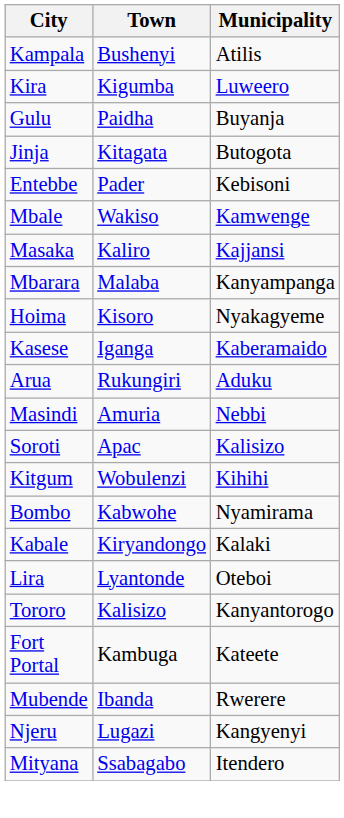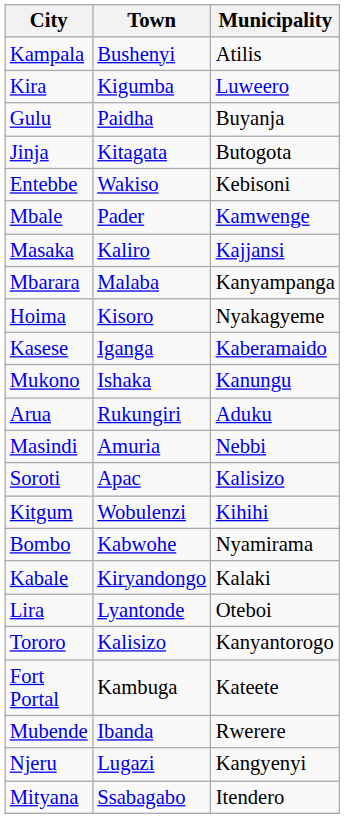(121, 184) Pader -> (128, 184) Wakiso
(128, 217) Wakiso -> (121, 217) Pader
+ row: (45, 380)
